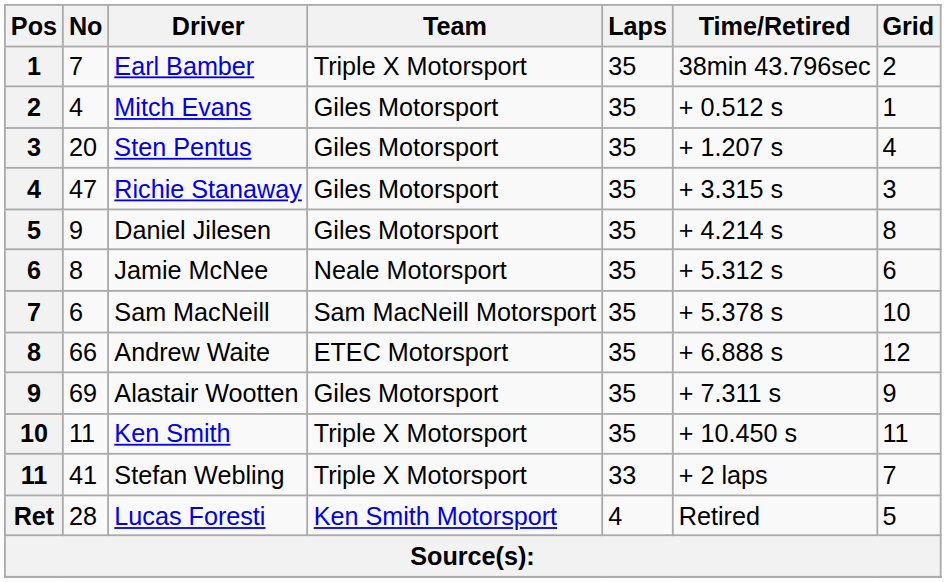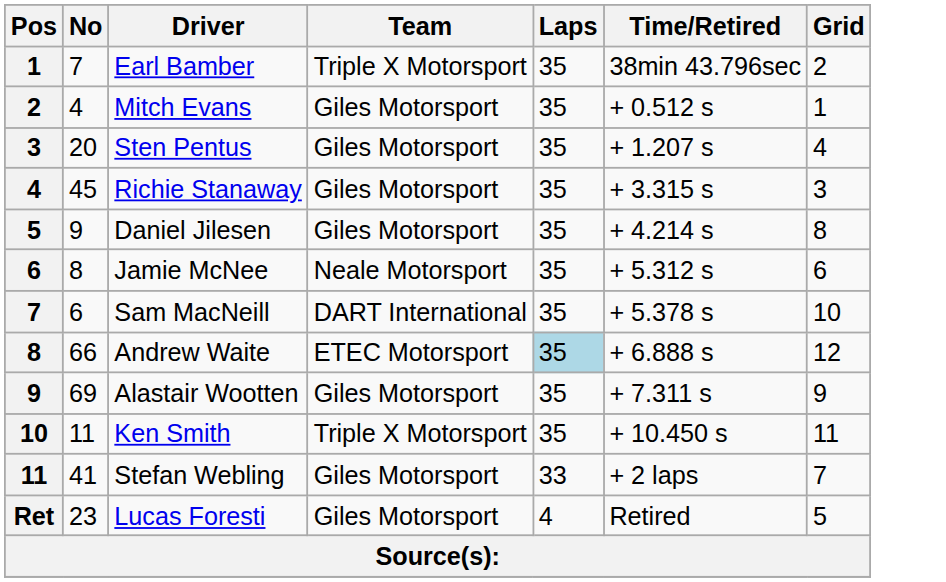(83, 189) 47 -> (83, 189) 45
(455, 311) Sam MacNeill Motorsport -> (420, 311) DART International
(622, 352) no background -> (553, 352) lightblue background
(420, 474) Triple X Motorsport -> (406, 474) Giles Motorsport
(83, 515) 28 -> (83, 515) 23
(435, 515) Ken Smith Motorsport -> (406, 515) Giles Motorsport
